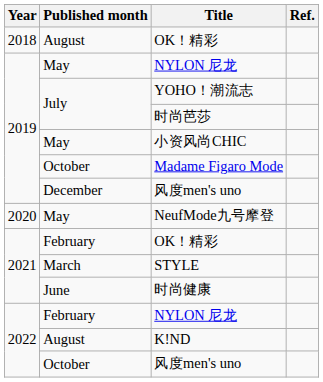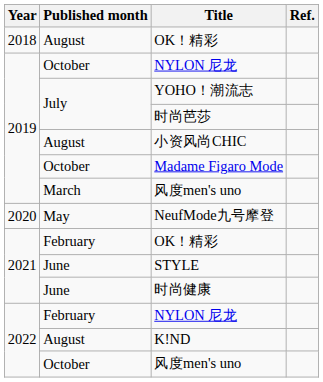(56, 65) May -> (66, 65) October
(56, 142) May -> (64, 142) August
(73, 190) December -> (62, 190) March
(62, 265) March -> (56, 265) June
